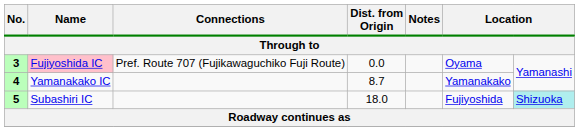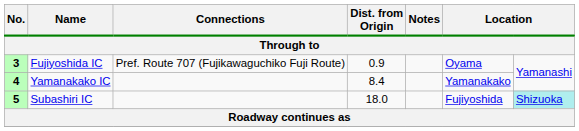(67, 63) pink background -> (67, 63) no background
(377, 63) 0.0 -> (377, 63) 0.9
(377, 81) 8.7 -> (377, 81) 8.4
